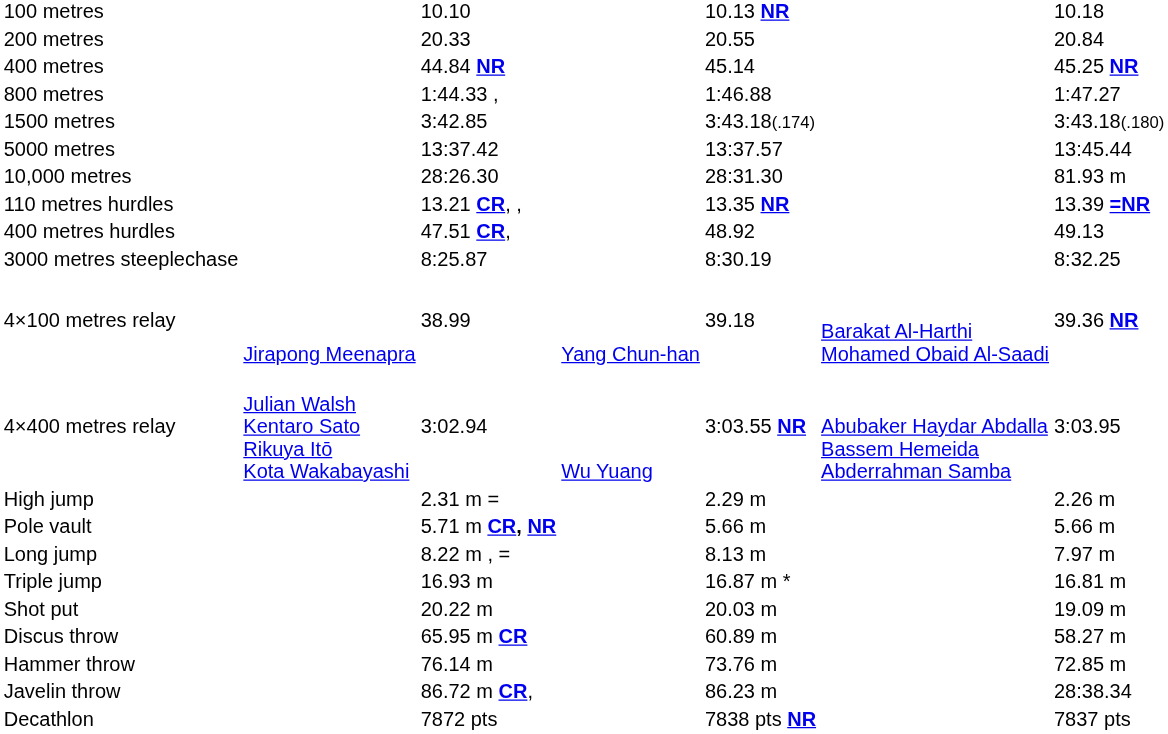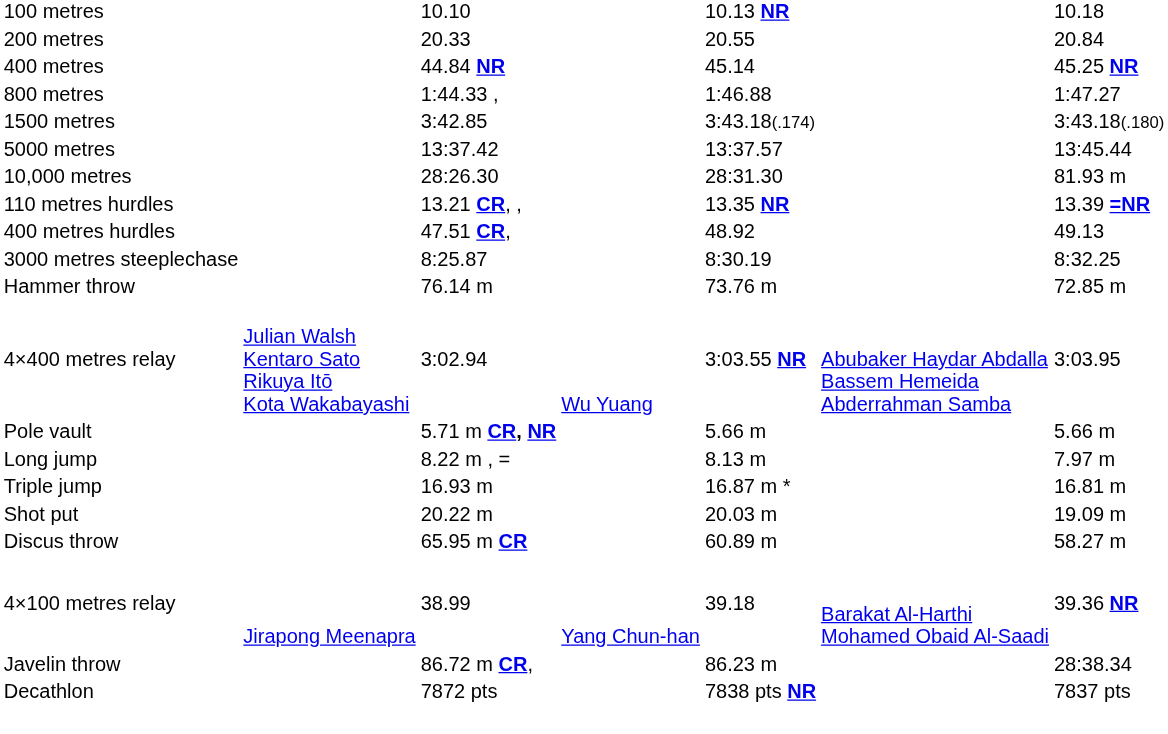rows swapped: (90, 320) <-> (69, 664)
- row: (49, 499)
